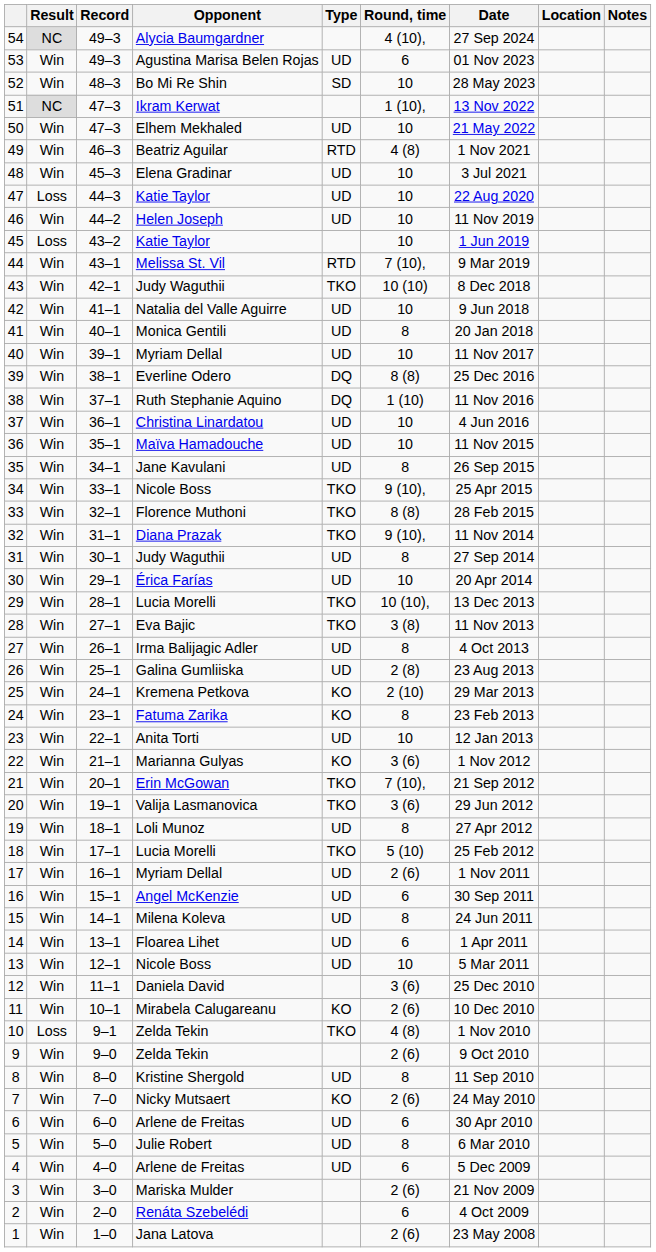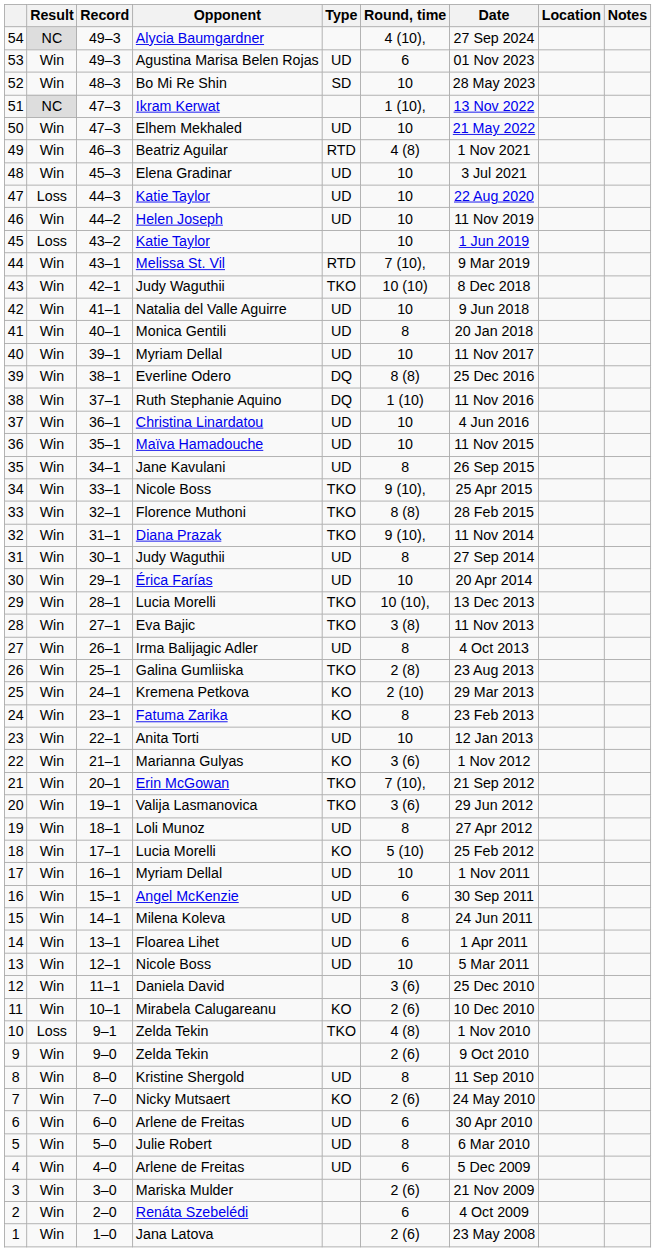(341, 670) UD -> (341, 670) TKO
(341, 851) TKO -> (341, 851) KO
(405, 873) 2 (6) -> (405, 873) 10
